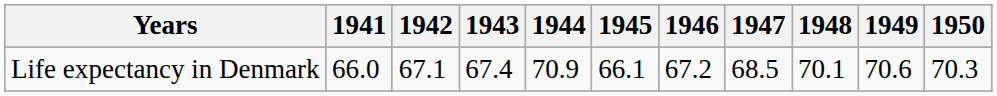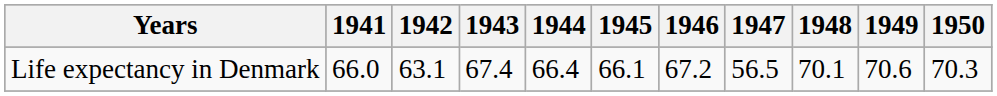(422, 68) 67.1 -> (422, 68) 63.1
(555, 68) 70.9 -> (555, 68) 66.4
(755, 68) 68.5 -> (755, 68) 56.5
